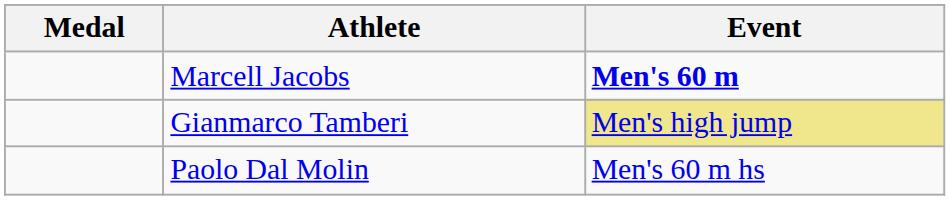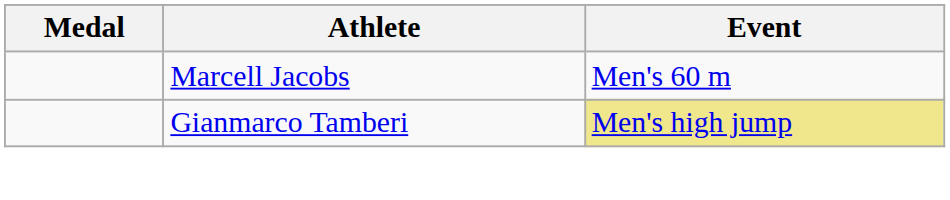(665, 75) bold -> (661, 75) normal
- row: (270, 169)
